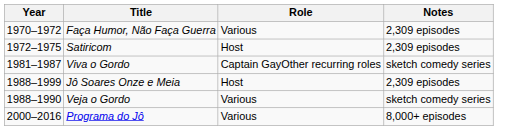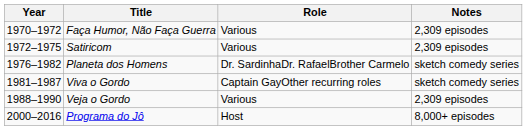(232, 47) Host -> (239, 47) Various
+ row: (117, 64)
- row: (123, 82)
(438, 99) sketch comedy series -> (451, 99) 2,309 episodes
(239, 116) Various -> (232, 116) Host
